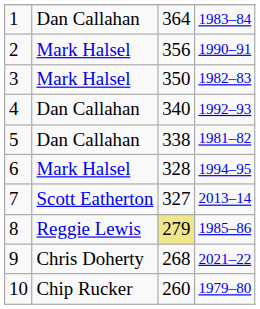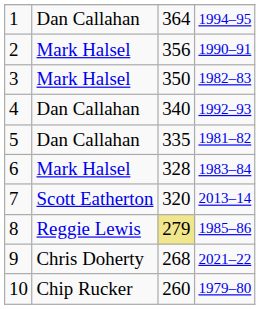(225, 19) 1983–84 -> (225, 19) 1994–95
(176, 139) 338 -> (176, 139) 335
(225, 169) 1994–95 -> (225, 169) 1983–84
(176, 199) 327 -> (176, 199) 320
